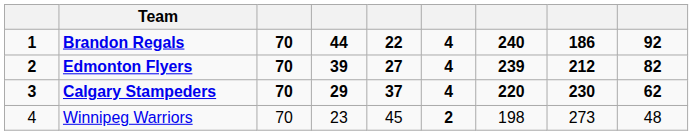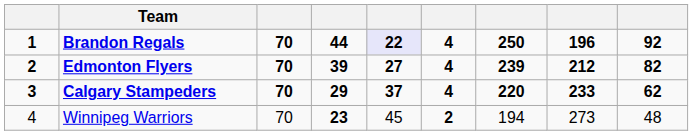(394, 42) no background -> (394, 42) lavender background
(511, 42) 240 -> (511, 42) 250
(582, 42) 186 -> (582, 42) 196
(582, 92) 230 -> (582, 92) 233
(339, 117) normal -> (339, 117) bold
(511, 117) 198 -> (511, 117) 194
